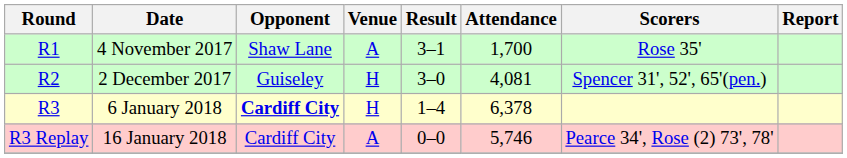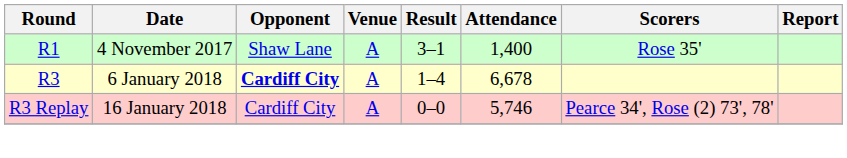(511, 49) 1,700 -> (511, 49) 1,400
- row: (165, 78)
(372, 108) H -> (372, 78) A
(511, 108) 6,378 -> (511, 78) 6,678
